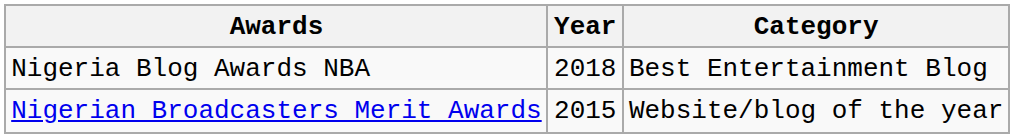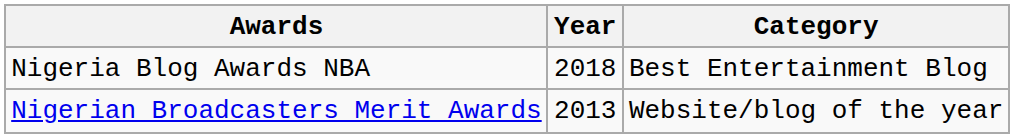(585, 111) 2015 -> (585, 111) 2013
